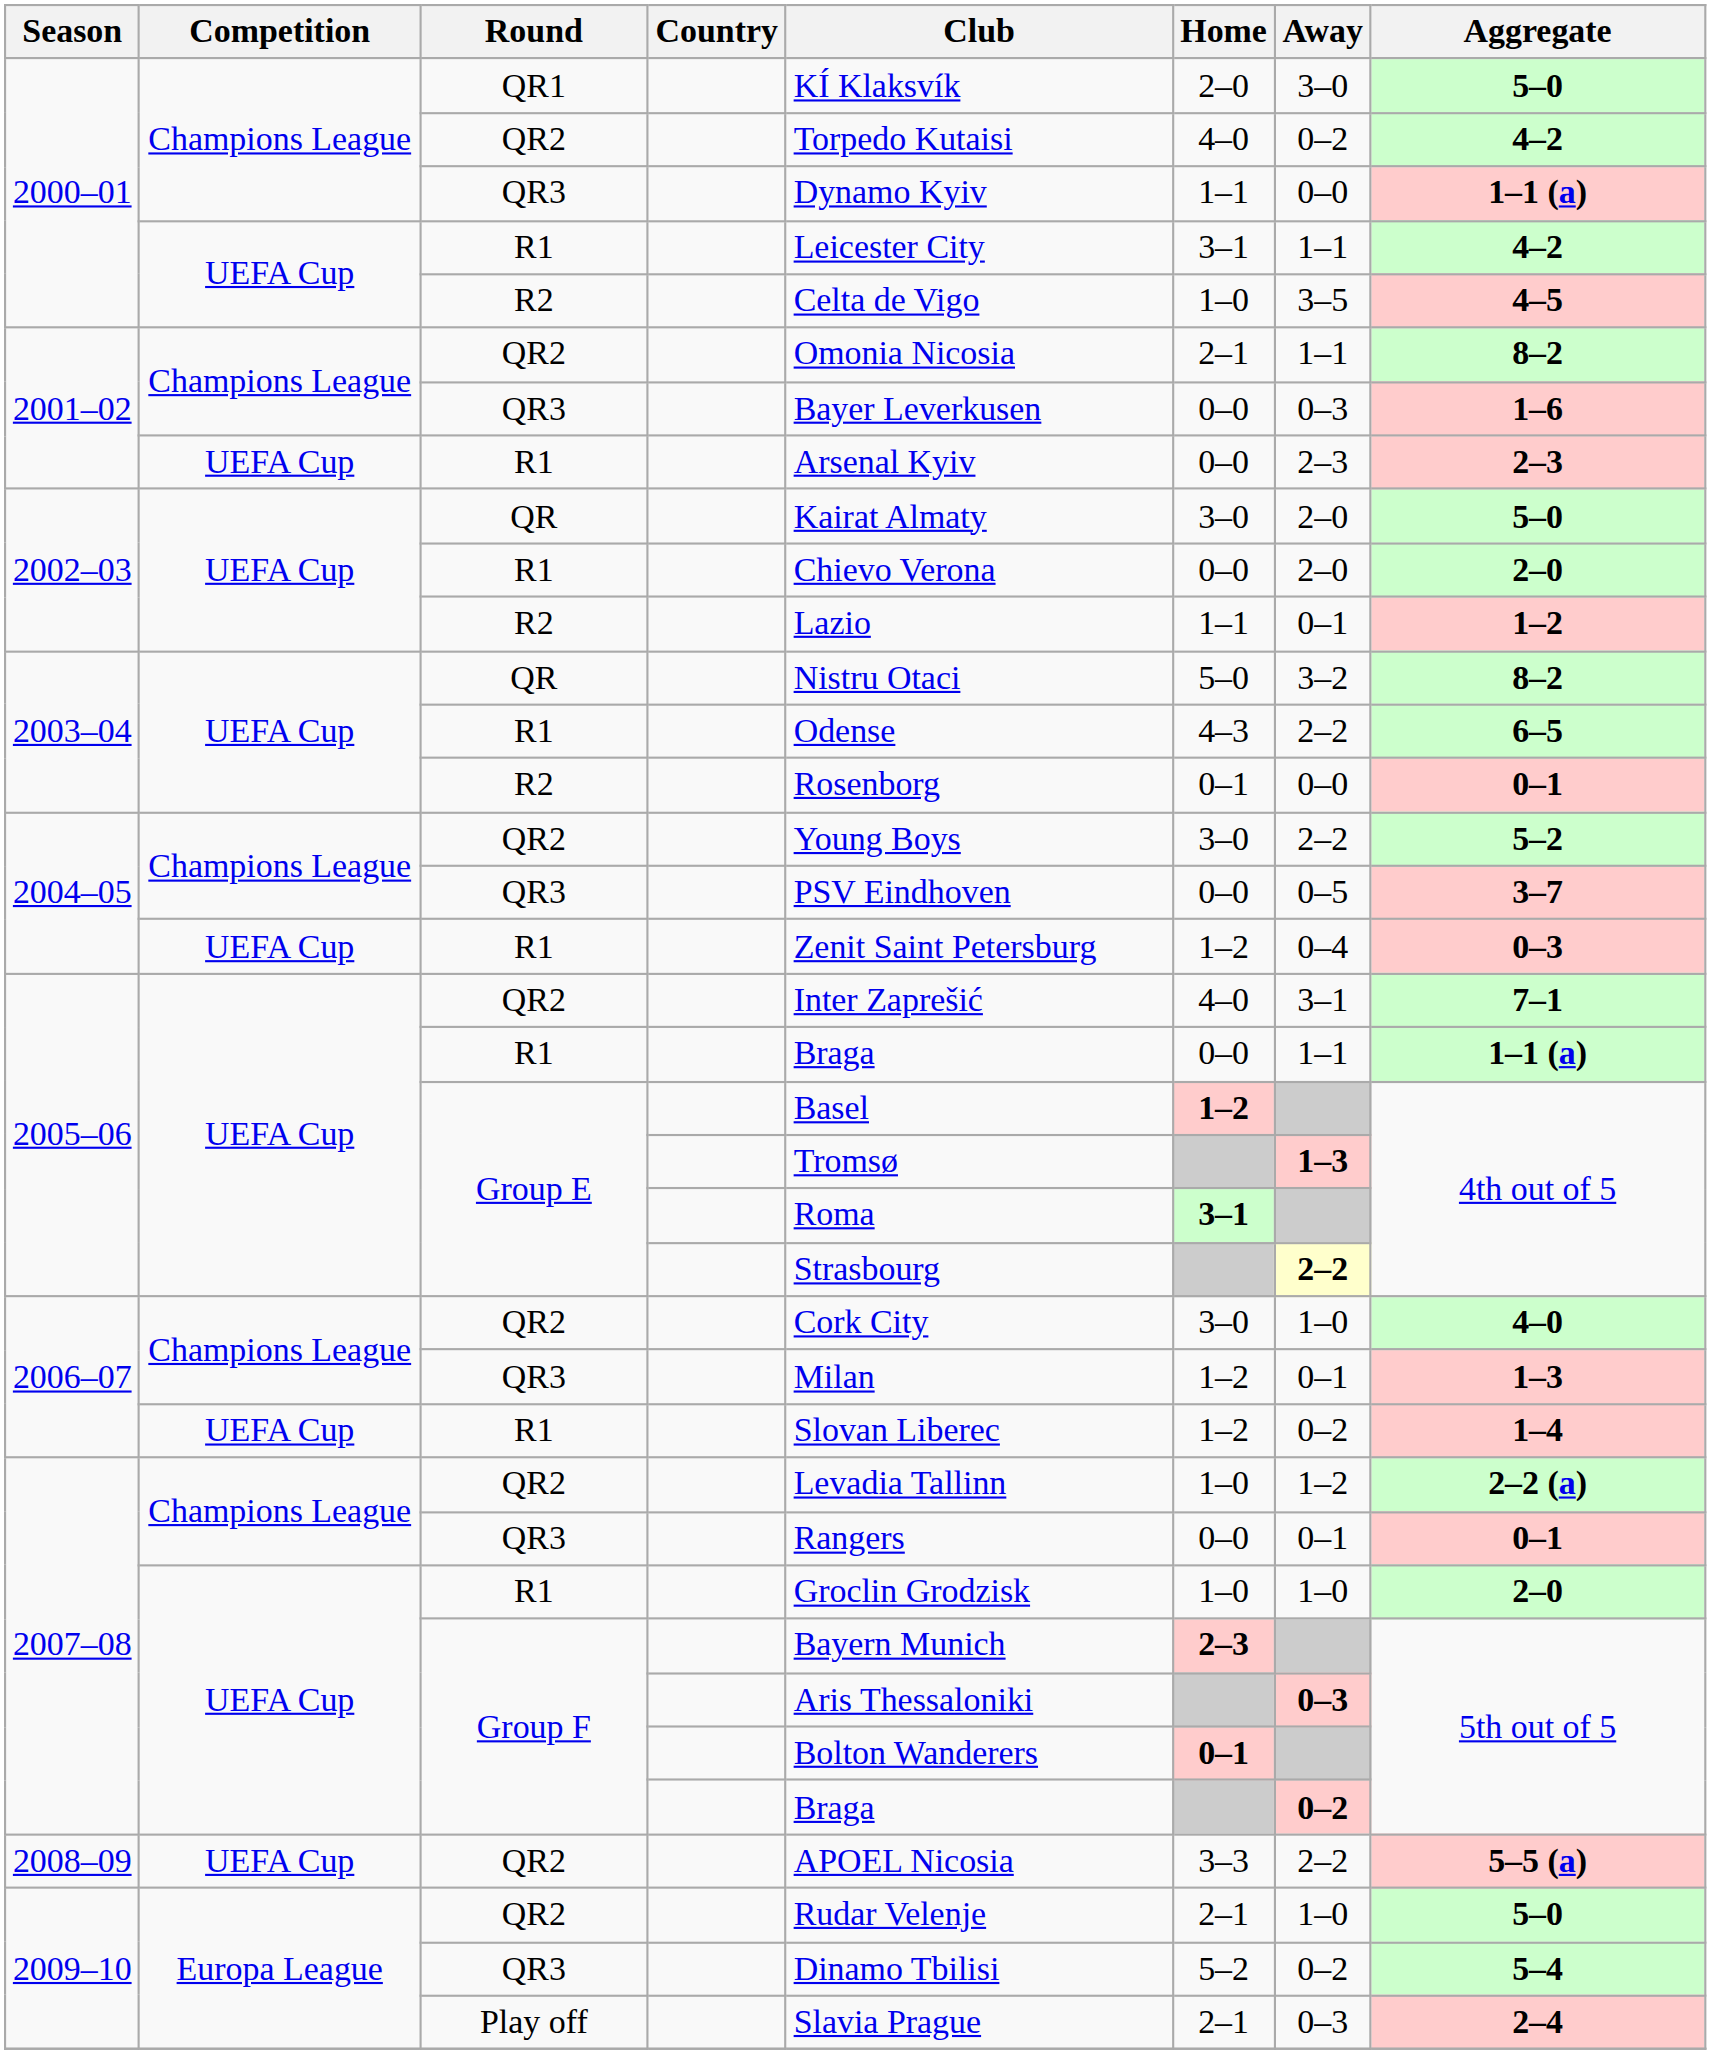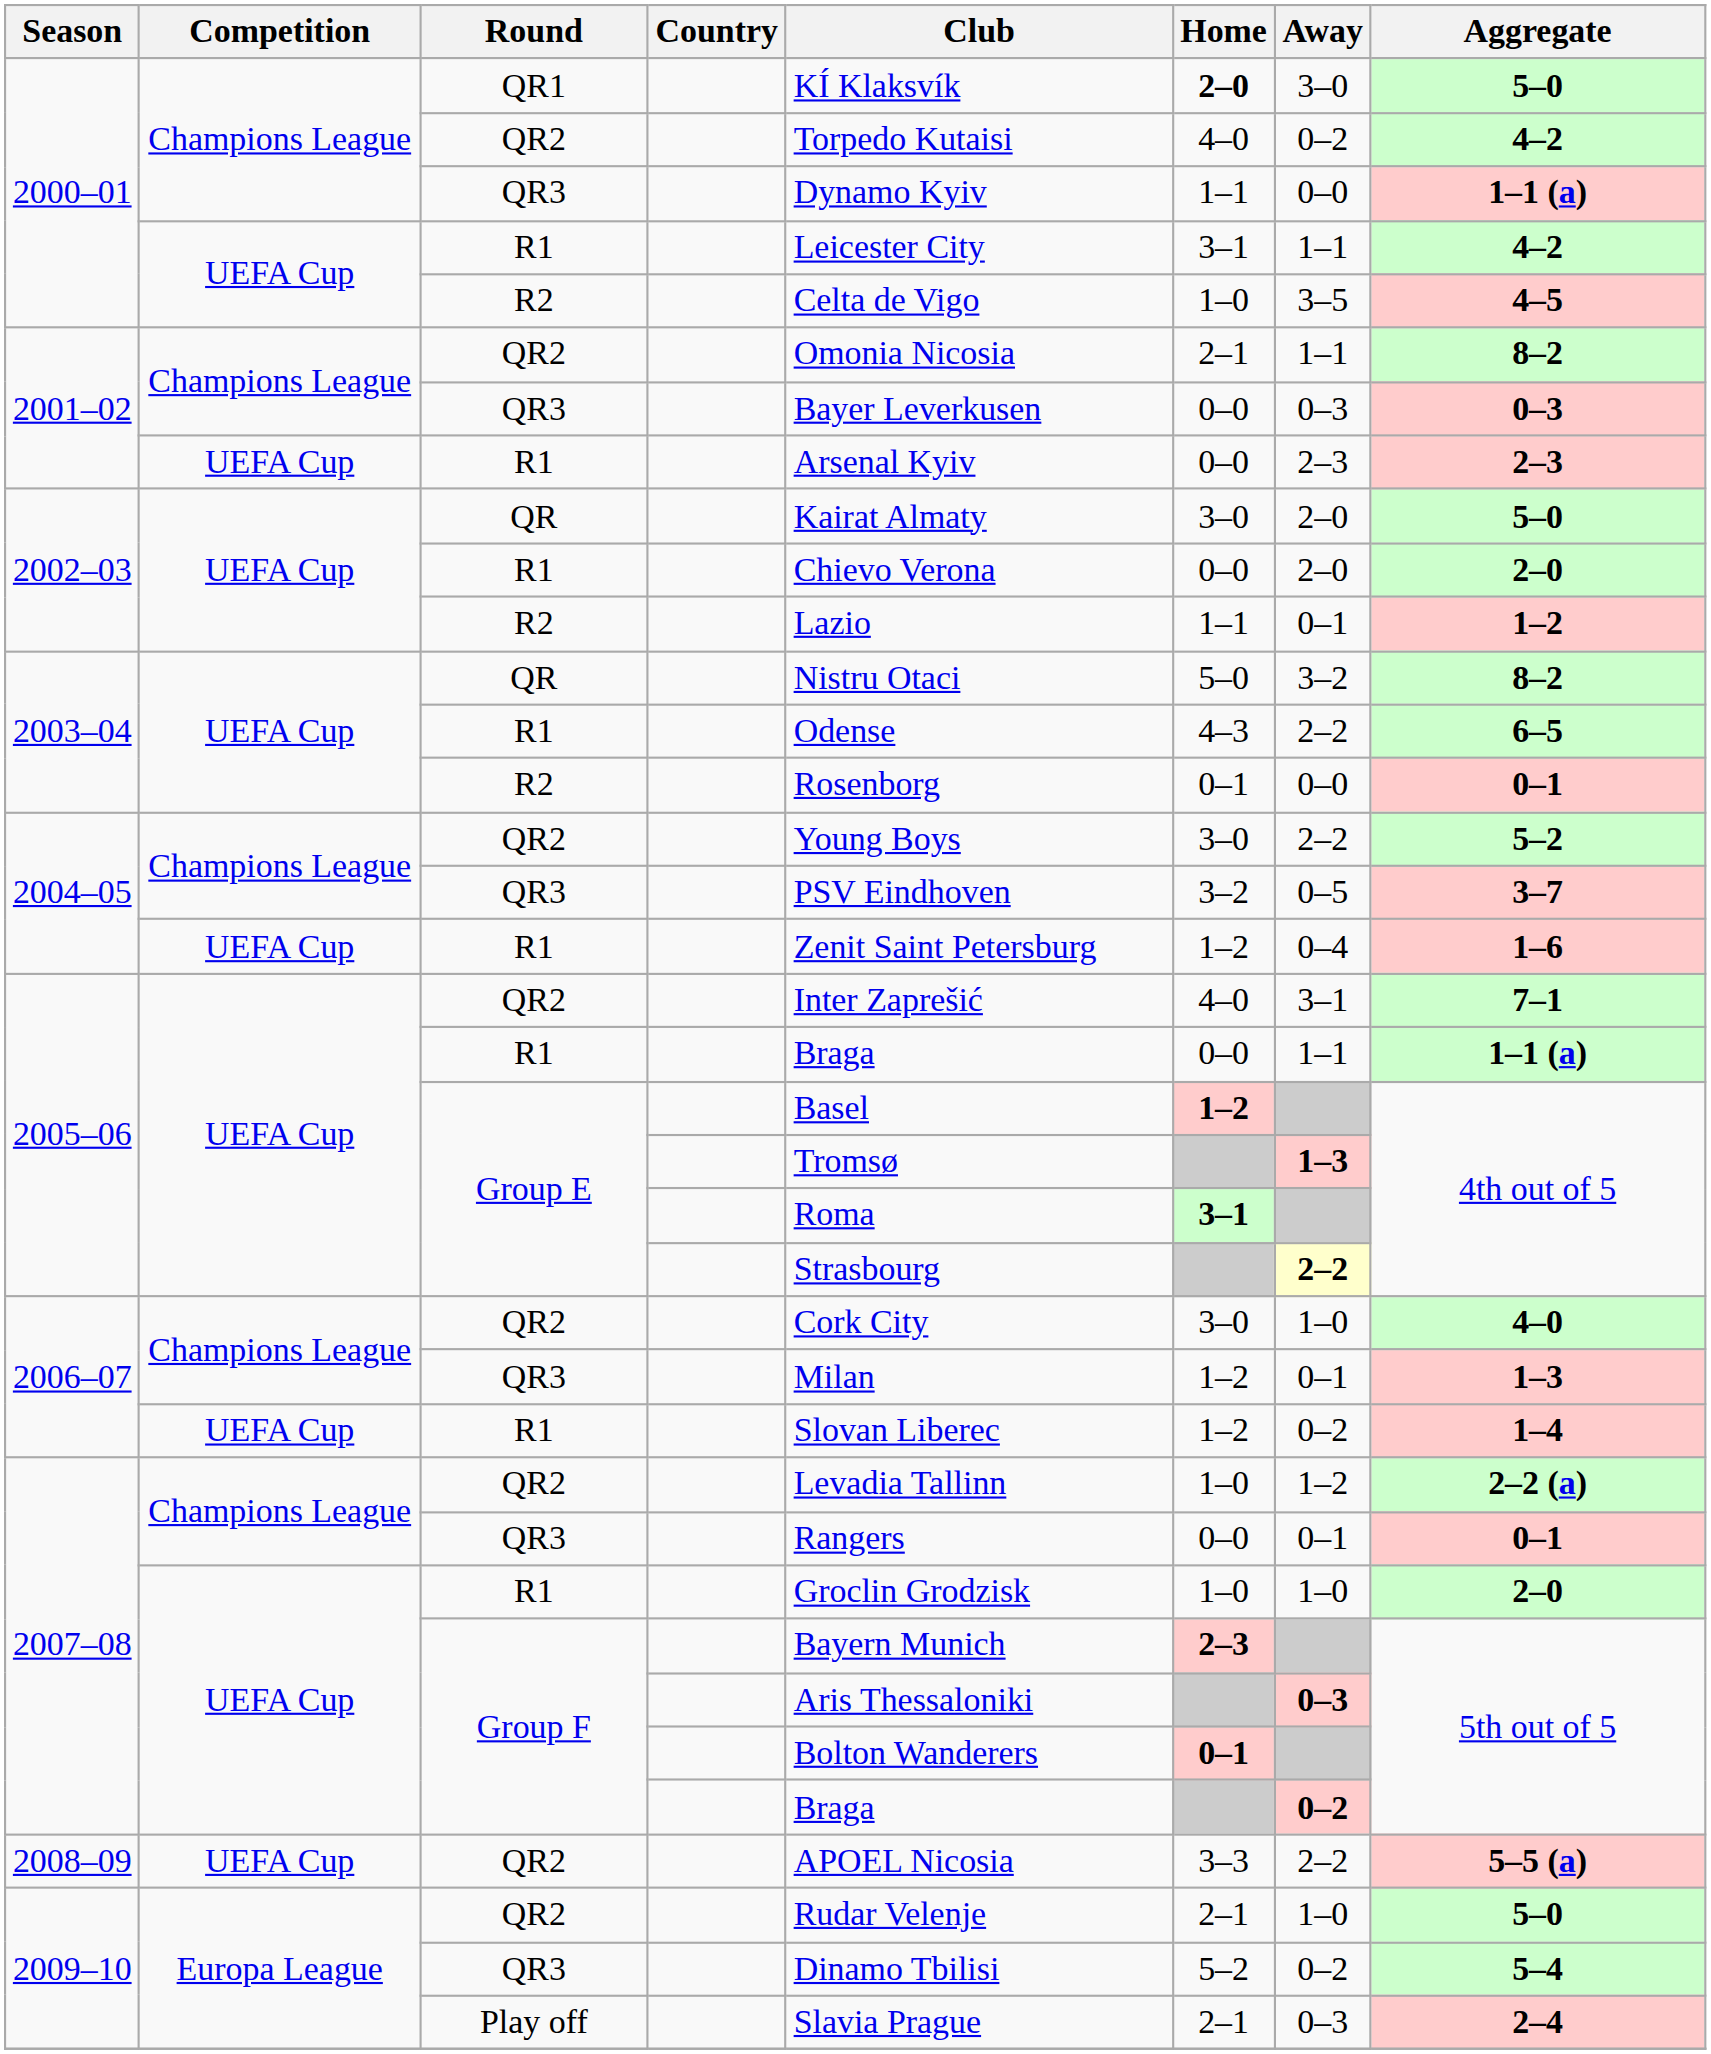(1224, 85) normal -> (1224, 85) bold
(1538, 407) 1–6 -> (1538, 407) 0–3
(1224, 892) 0–0 -> (1224, 892) 3–2
(1538, 945) 0–3 -> (1538, 945) 1–6
